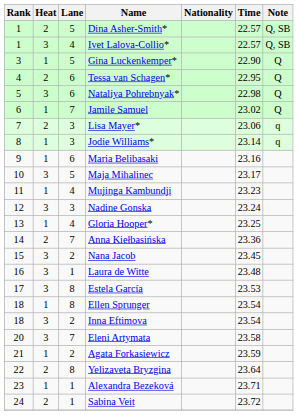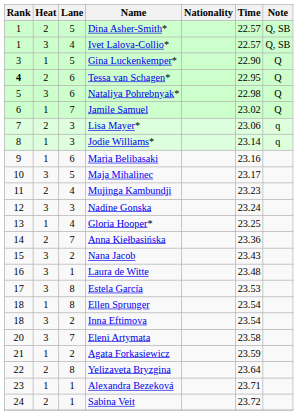(19, 77) normal -> (19, 77) bold
(46, 191) 1 -> (46, 191) 2
(249, 256) 23.45 -> (249, 256) 23.43
